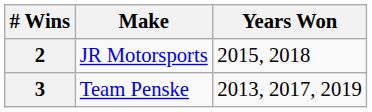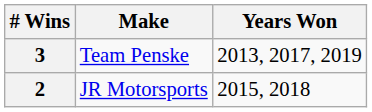rows swapped: (40, 89) <-> (40, 55)
